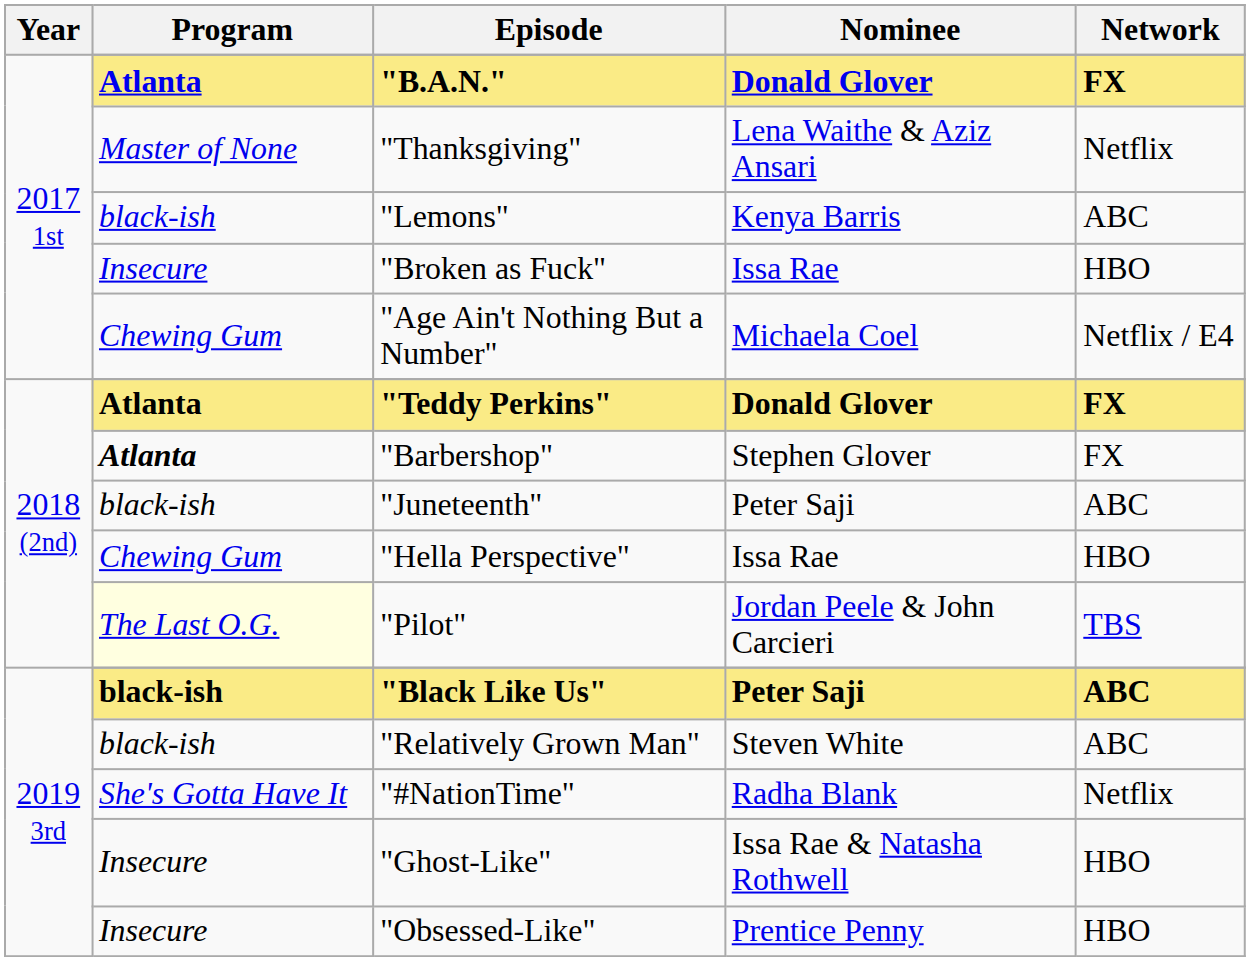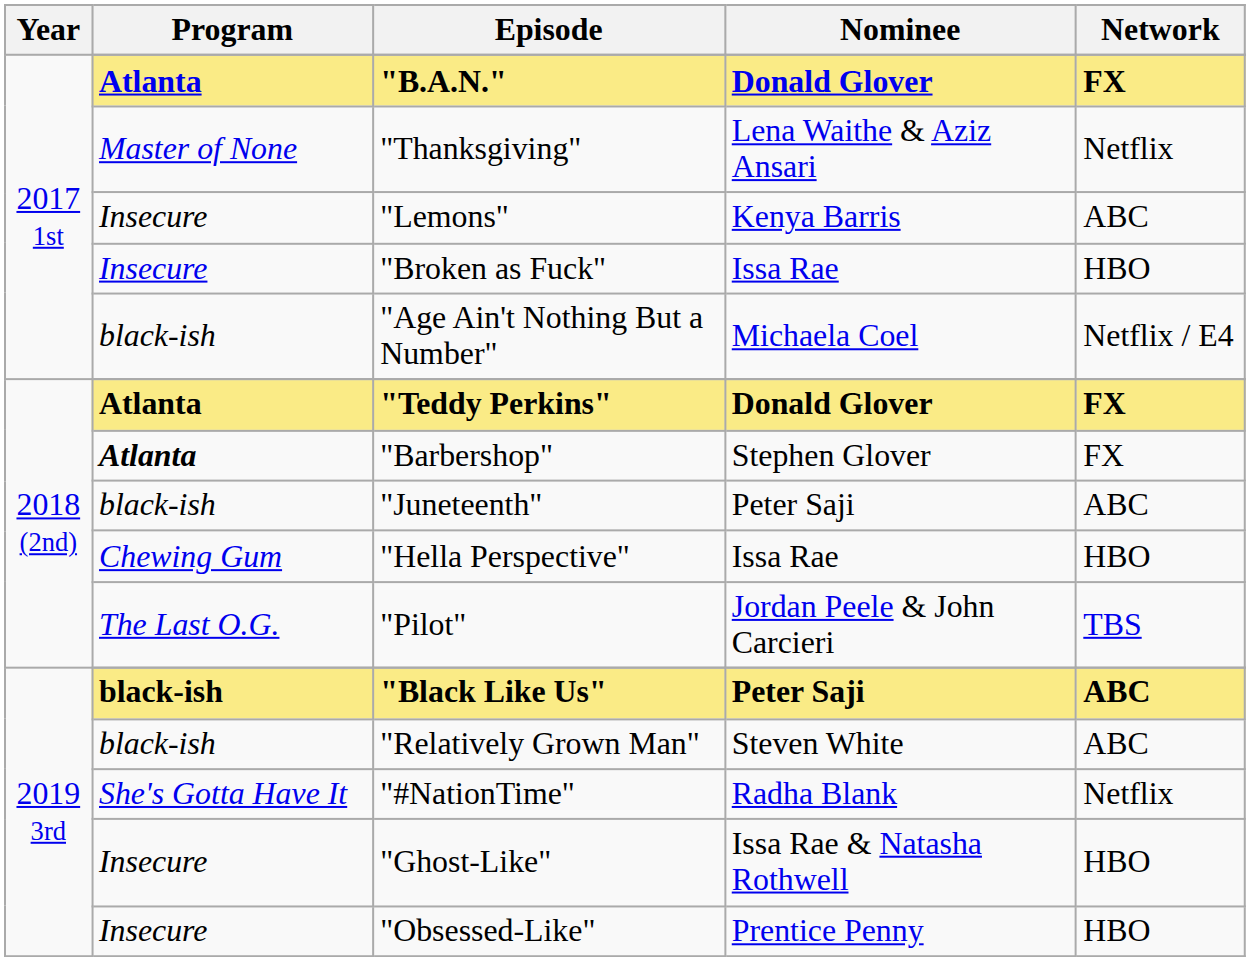(157, 217) black-ish -> (153, 217) Insecure
(191, 335) Chewing Gum -> (157, 335) black-ish
(189, 624) lightyellow background -> (189, 624) no background
